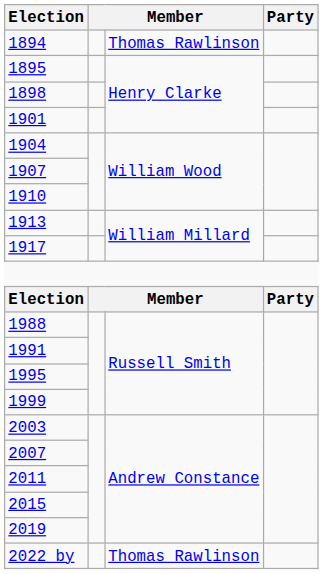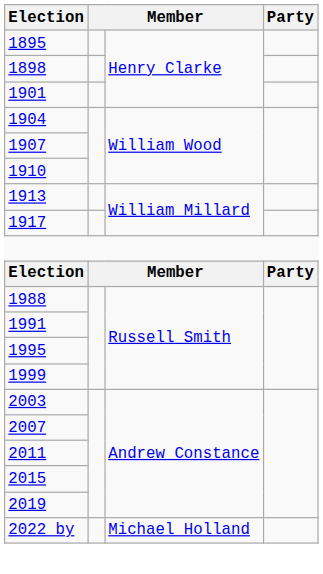- row: (27, 43)
(184, 556) Thomas Rawlinson -> (179, 530) Michael Holland
